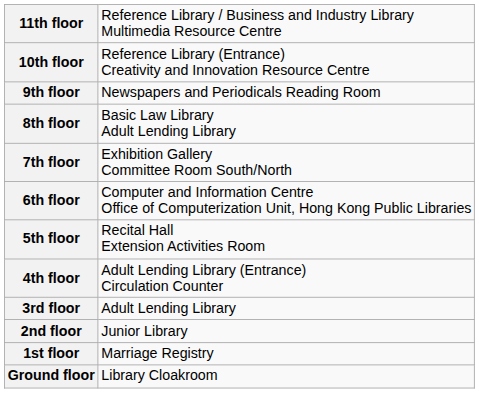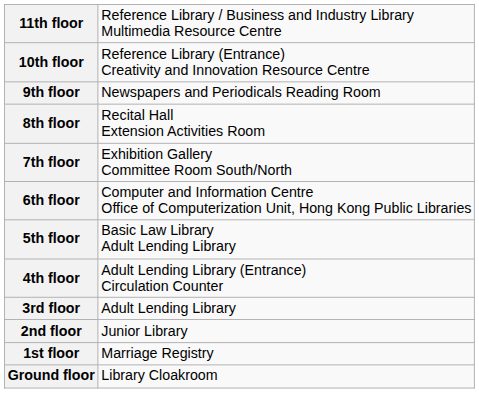(169, 123) Basic Law Library Adult Lending Library -> (183, 123) Recital Hall Extension Activities Room
(183, 239) Recital Hall Extension Activities Room -> (169, 239) Basic Law Library Adult Lending Library
